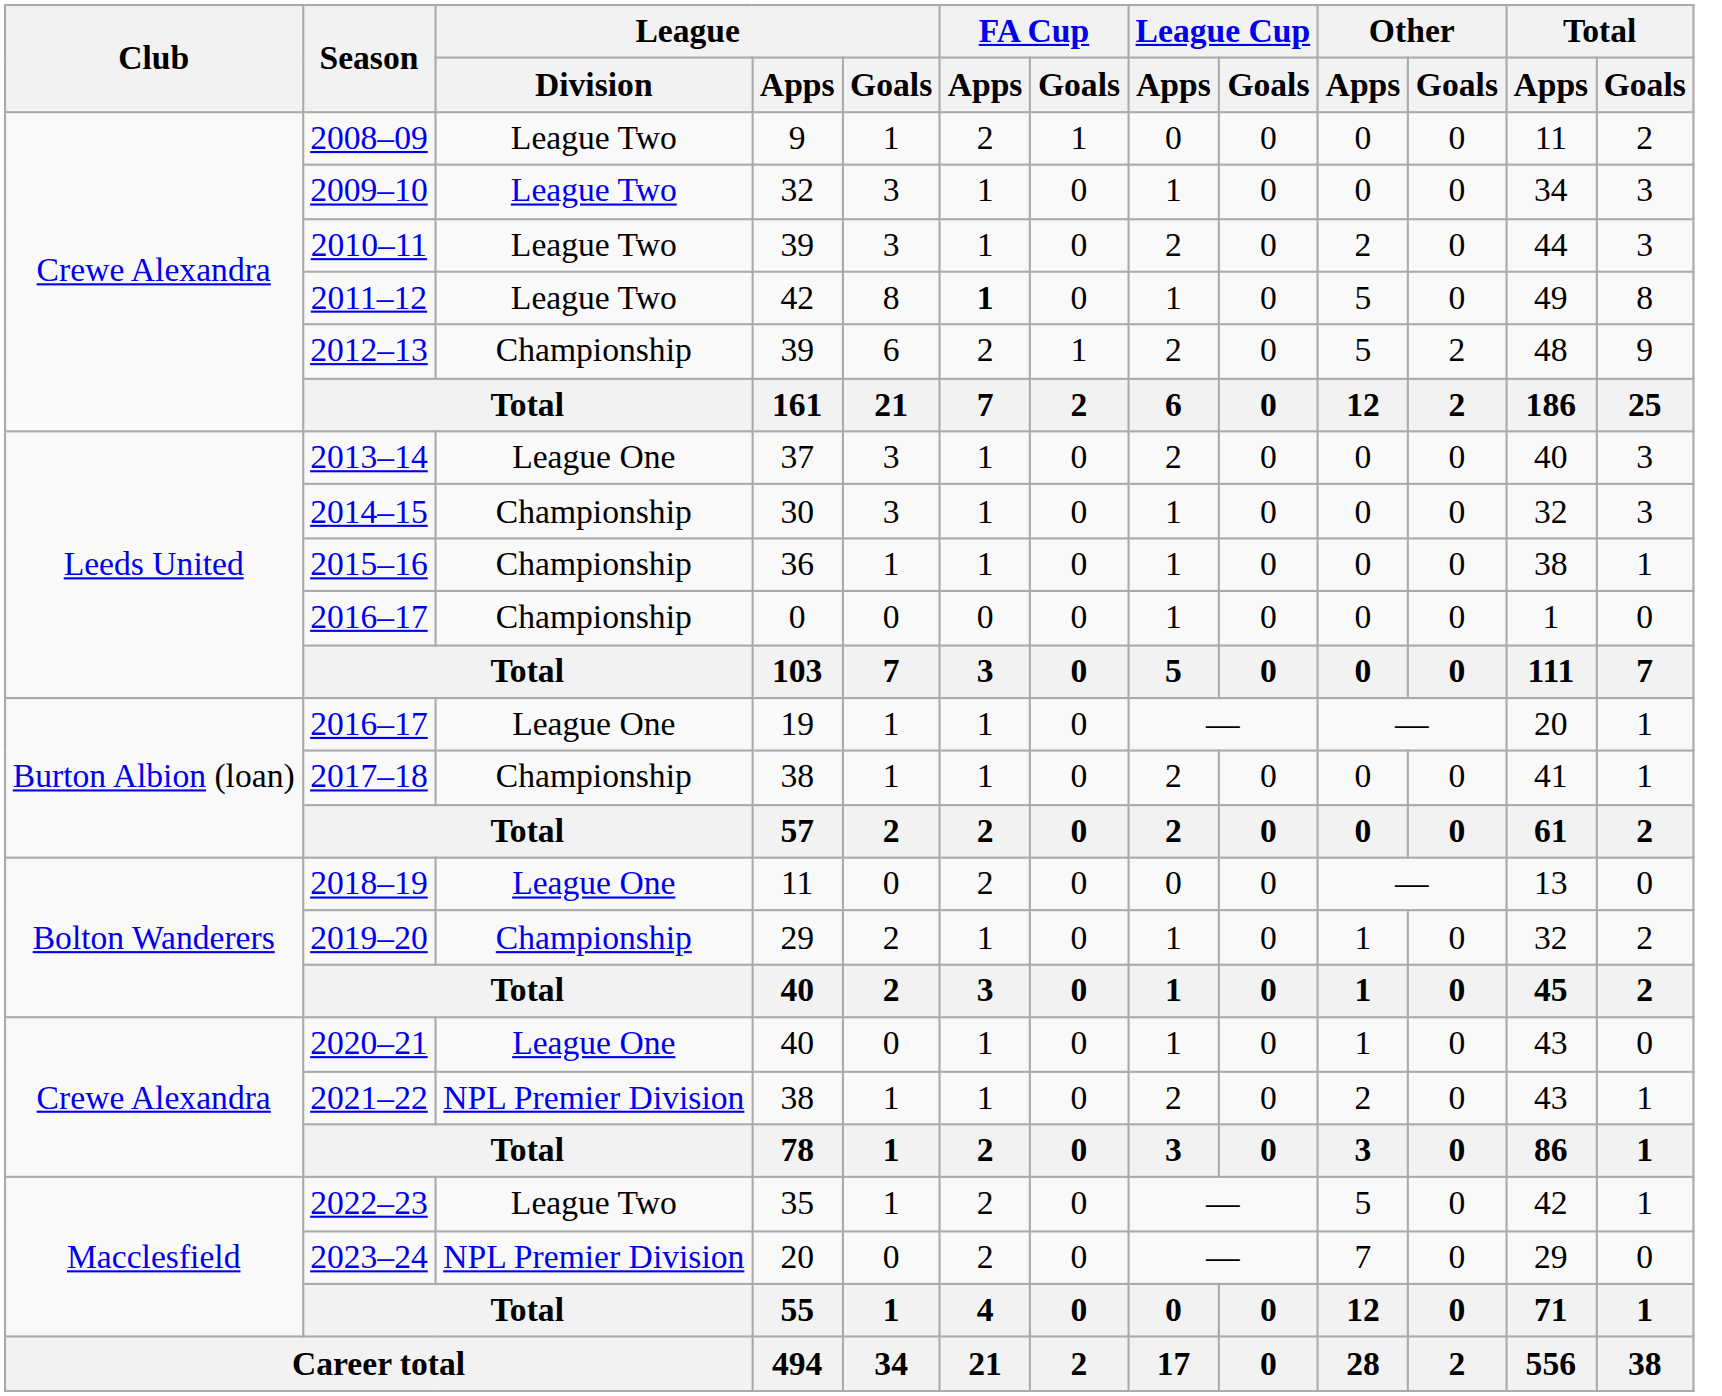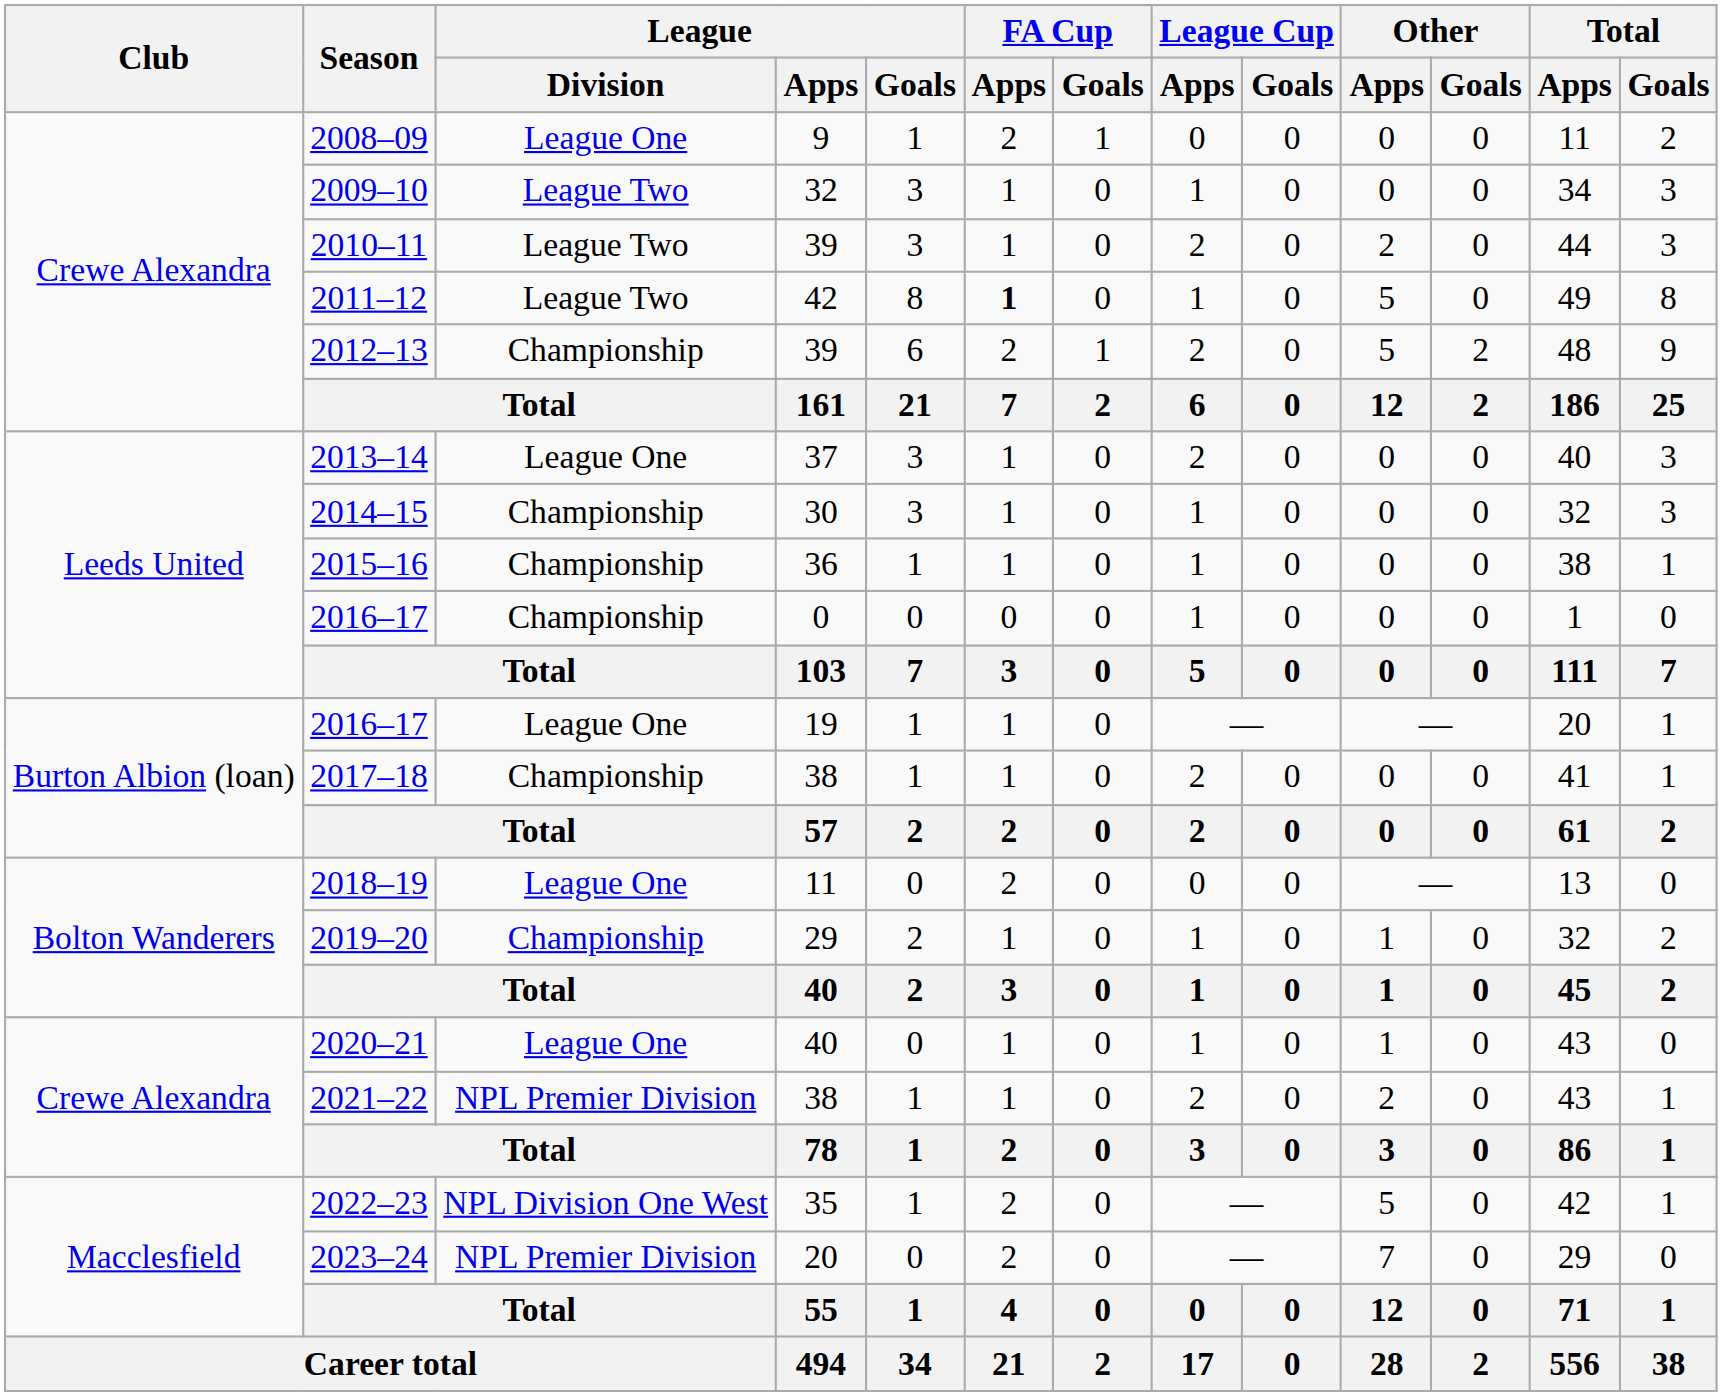(594, 137) League Two -> (606, 137) League One
(594, 1203) League Two -> (606, 1203) NPL Division One West
